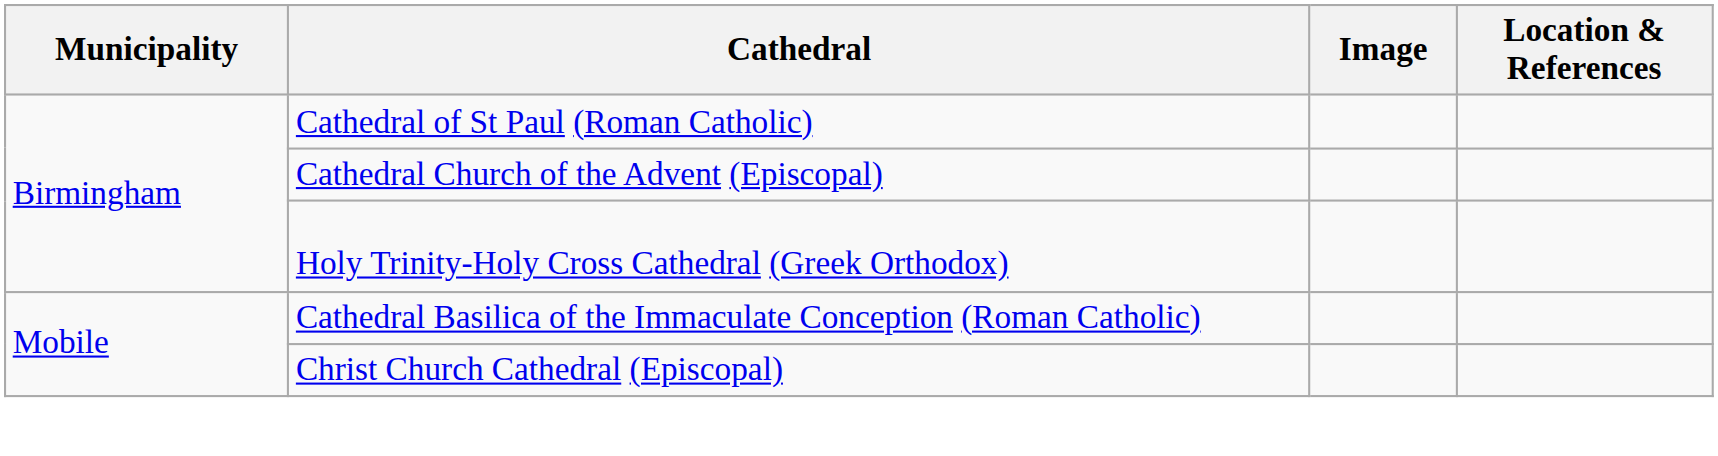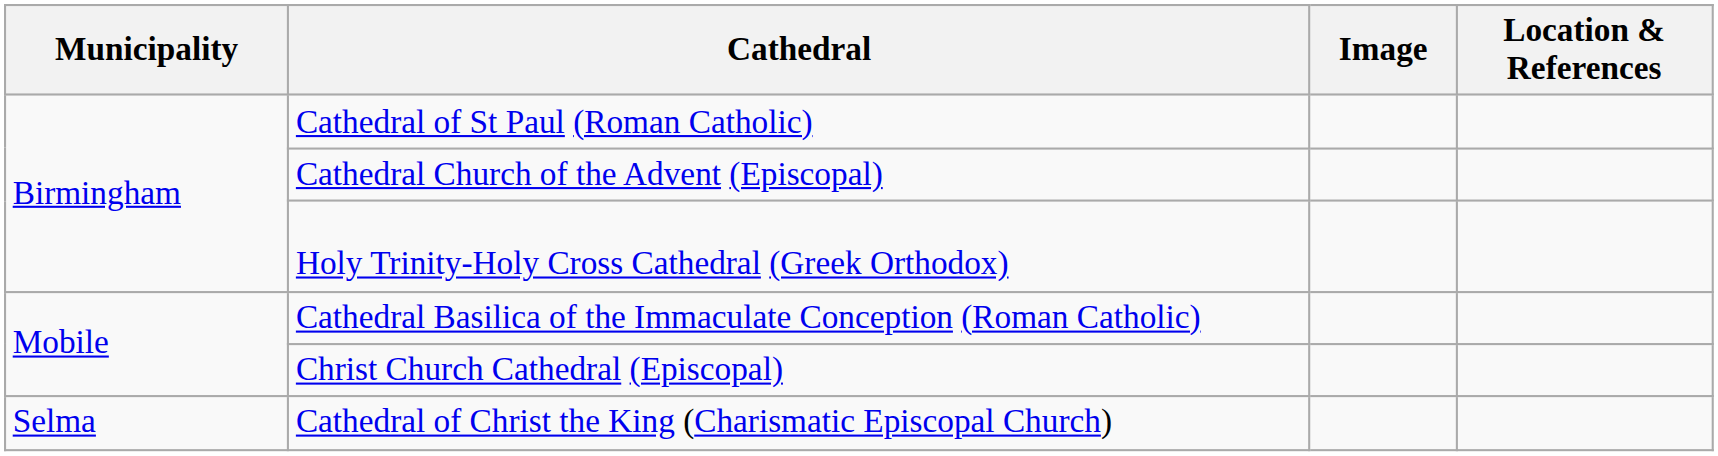+ row: (704, 422)
